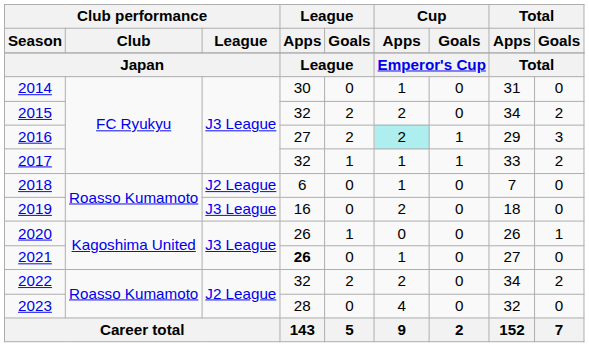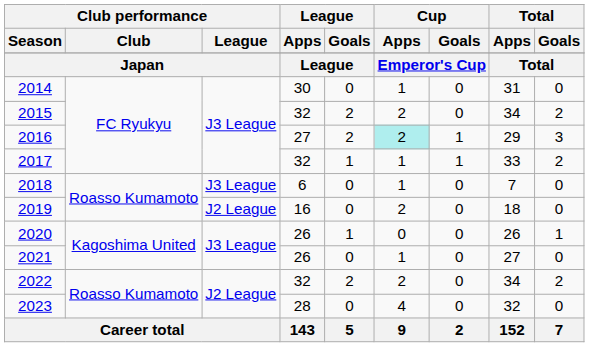(241, 185) J2 League -> (241, 185) J3 League
(241, 209) J3 League -> (241, 209) J2 League
(302, 257) bold -> (302, 257) normal
